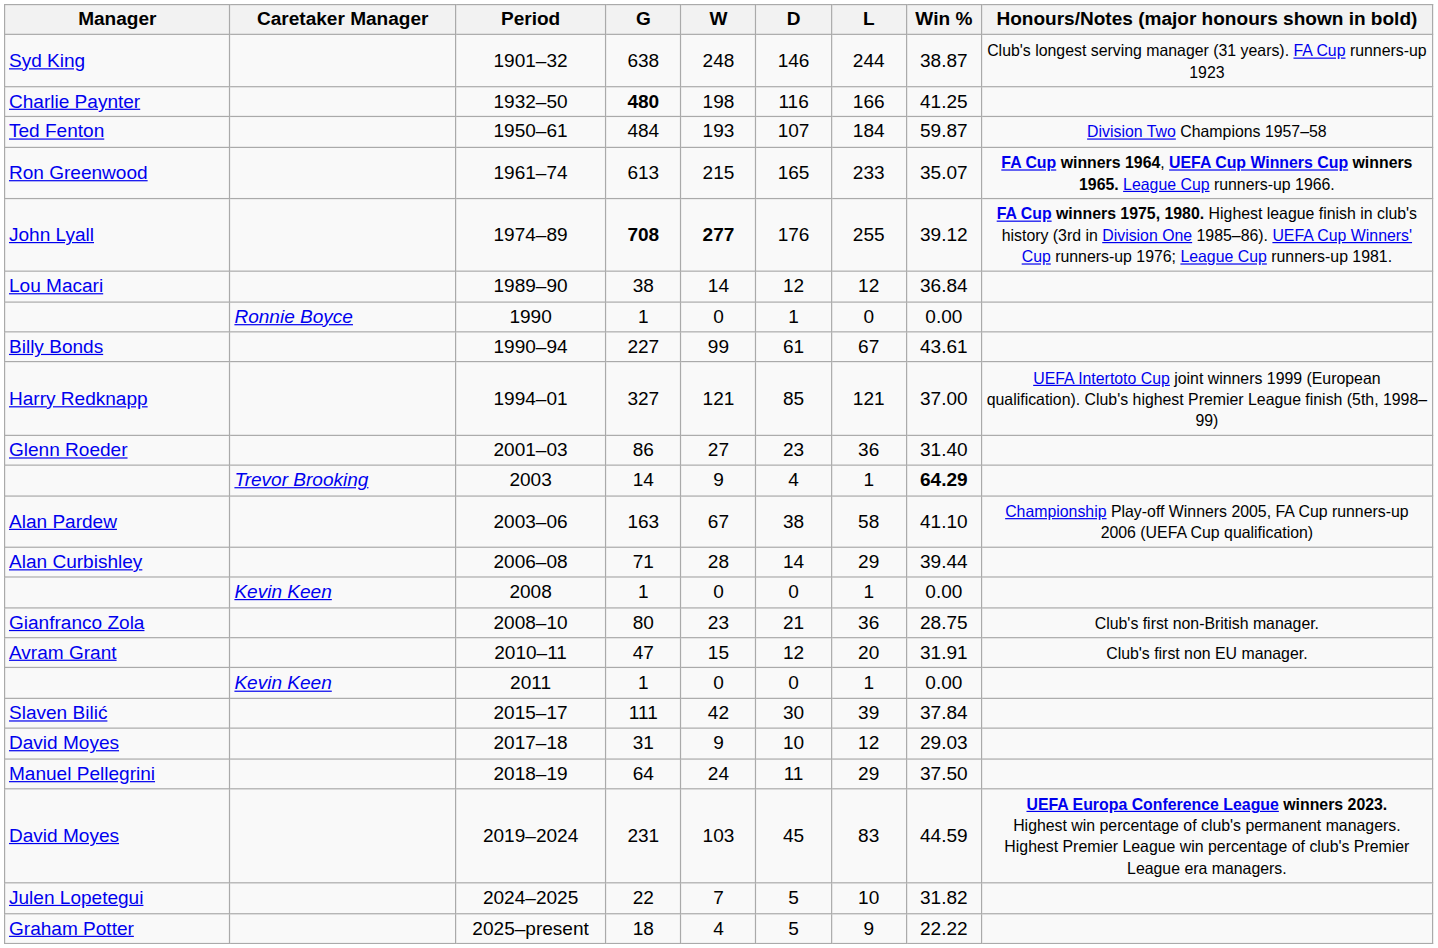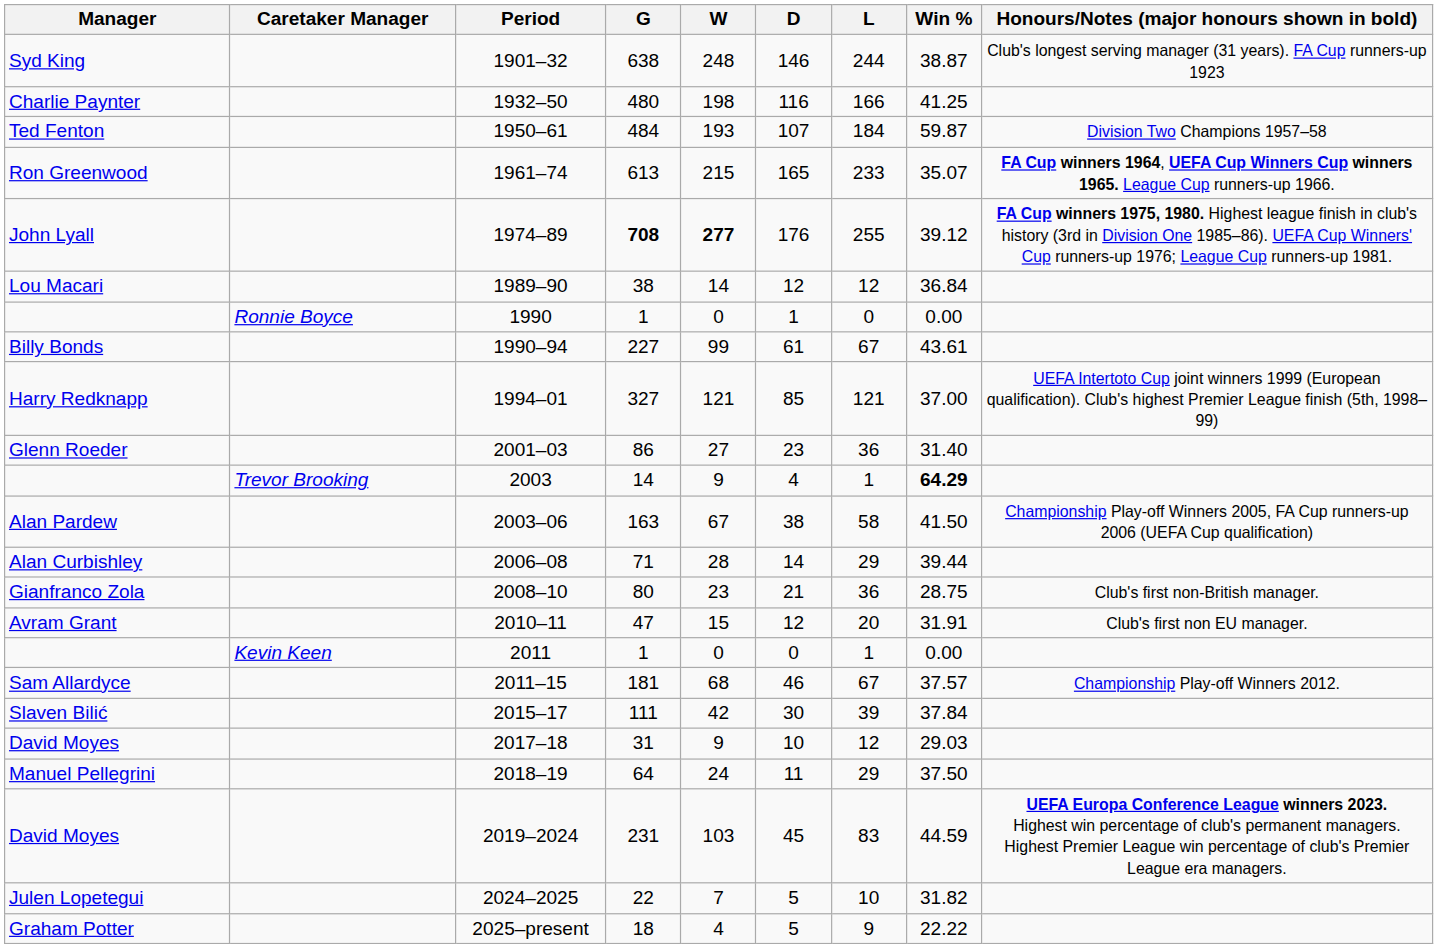(643, 101) bold -> (643, 101) normal
(944, 521) 41.10 -> (944, 521) 41.50
- row: (531, 592)
+ row: (531, 682)
